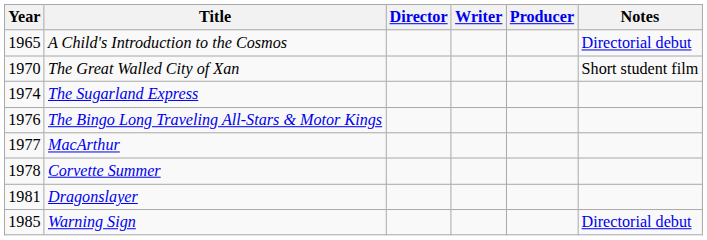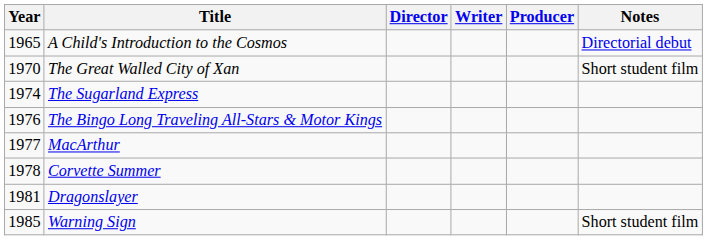(637, 222) Directorial debut -> (640, 222) Short student film
